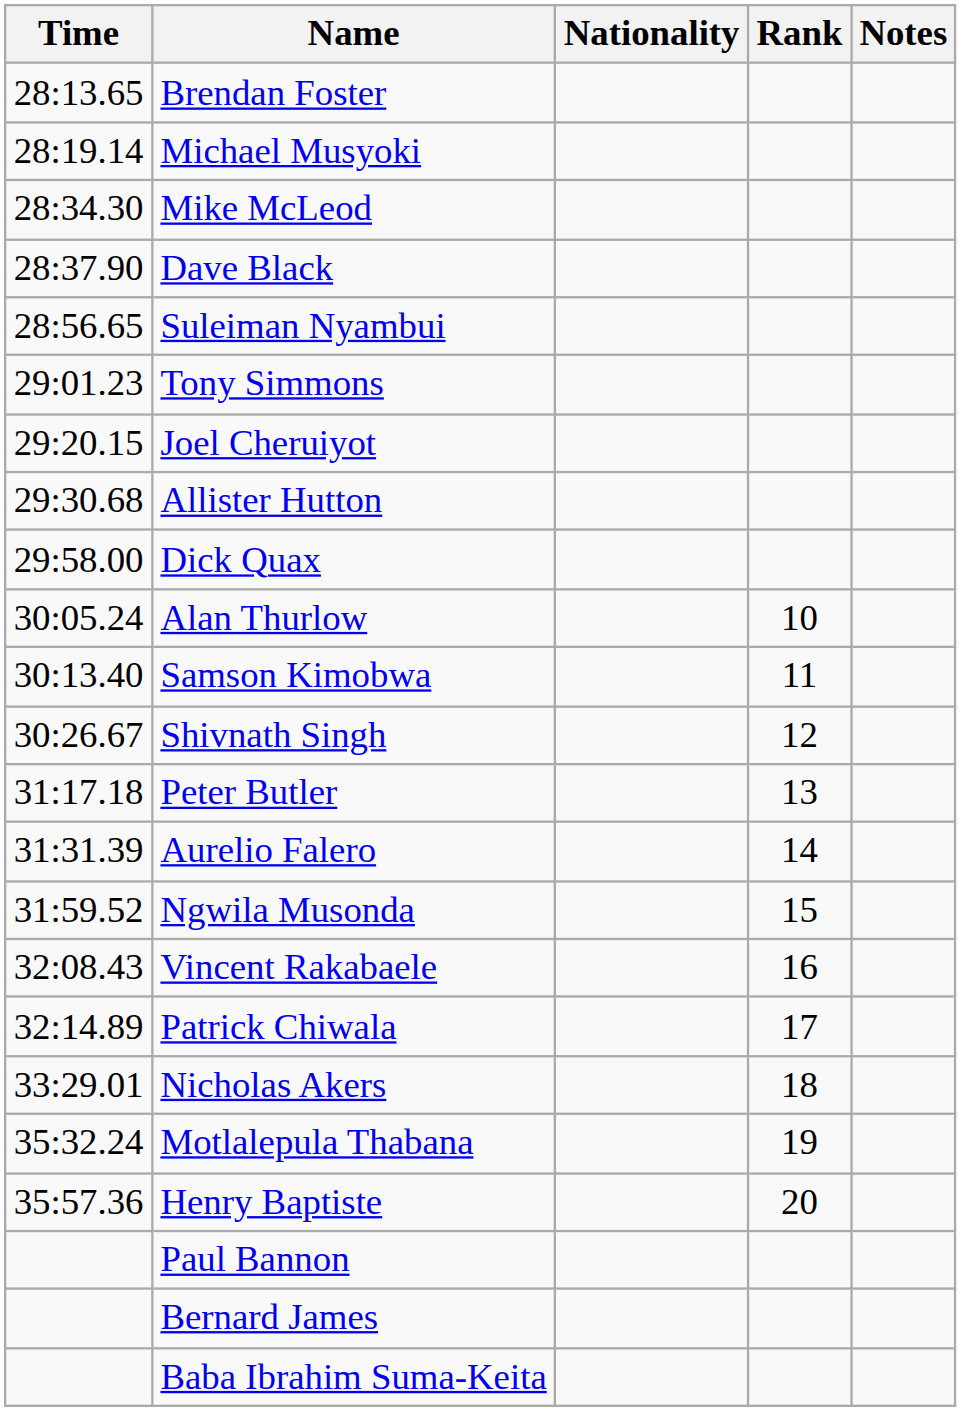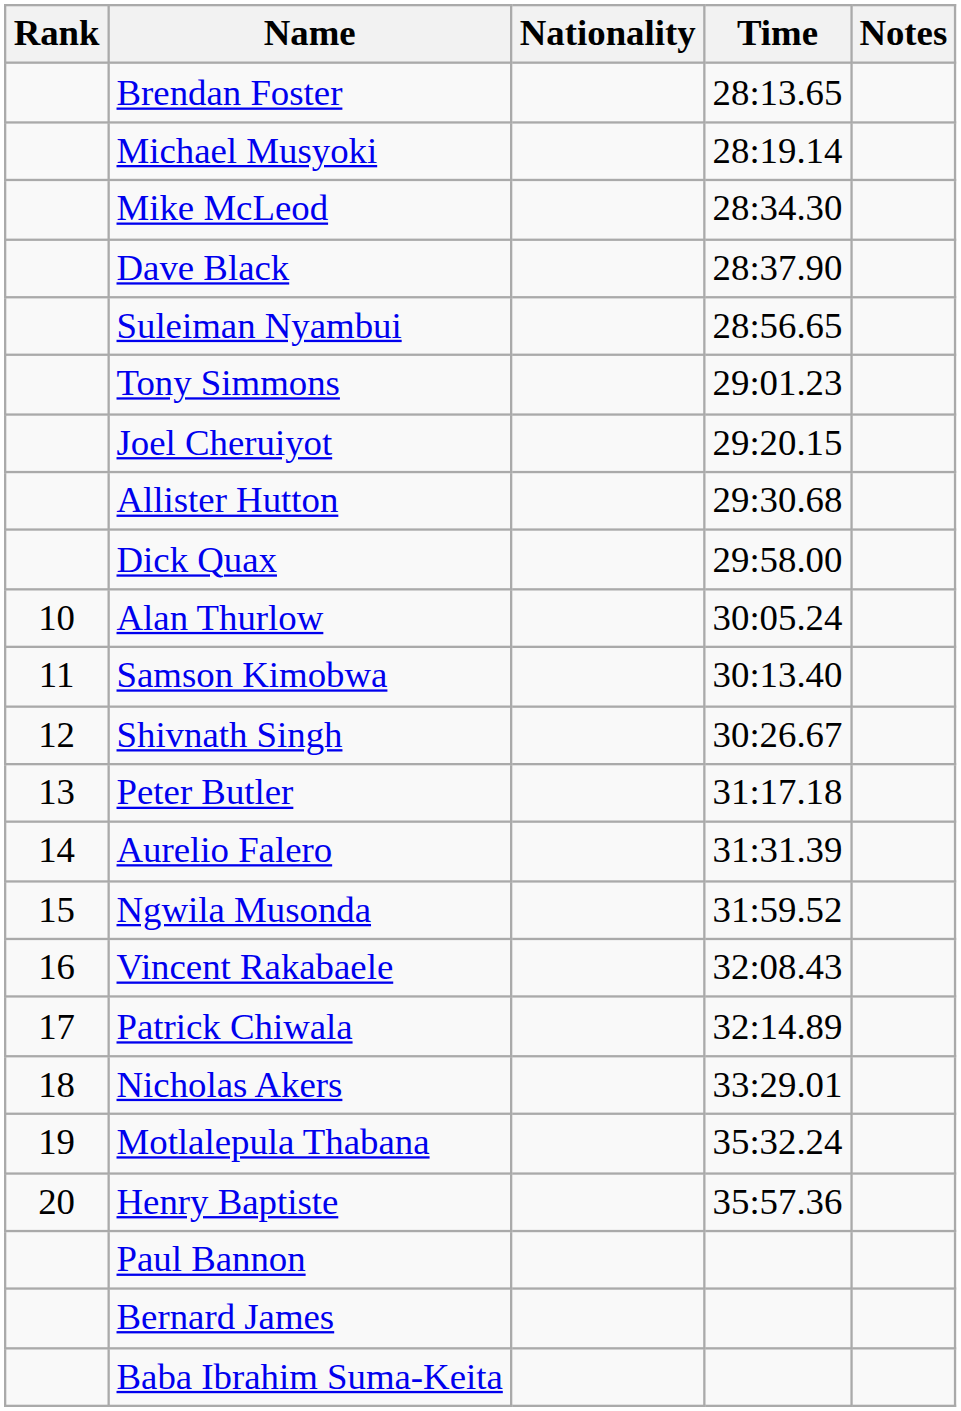columns swapped: (799, 33) <-> (79, 33)
